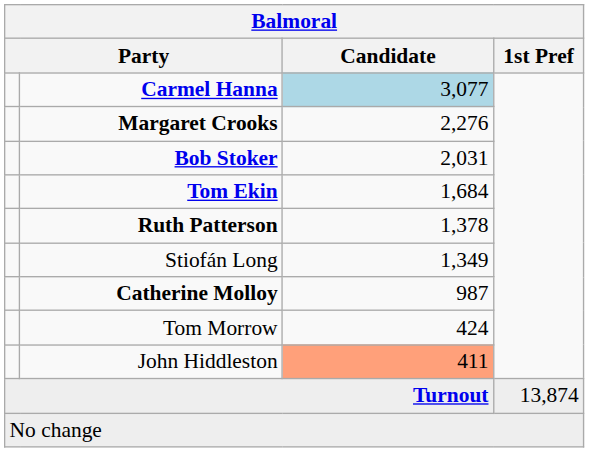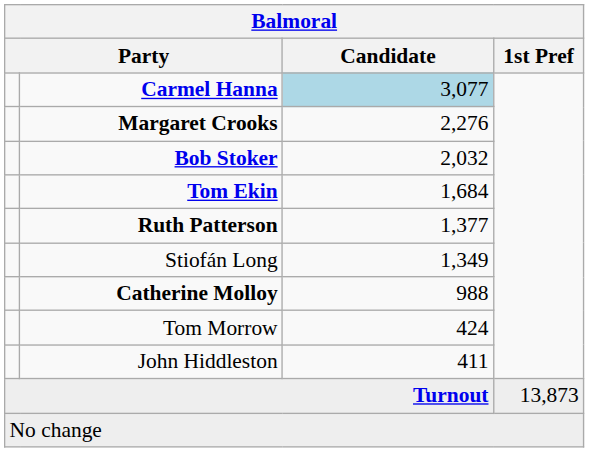(464, 157) 2,031 -> (464, 157) 2,032
(464, 225) 1,378 -> (464, 225) 1,377
(472, 293) 987 -> (472, 293) 988
(473, 361) lightsalmon background -> (473, 361) no background
(549, 395) 13,874 -> (549, 395) 13,873
